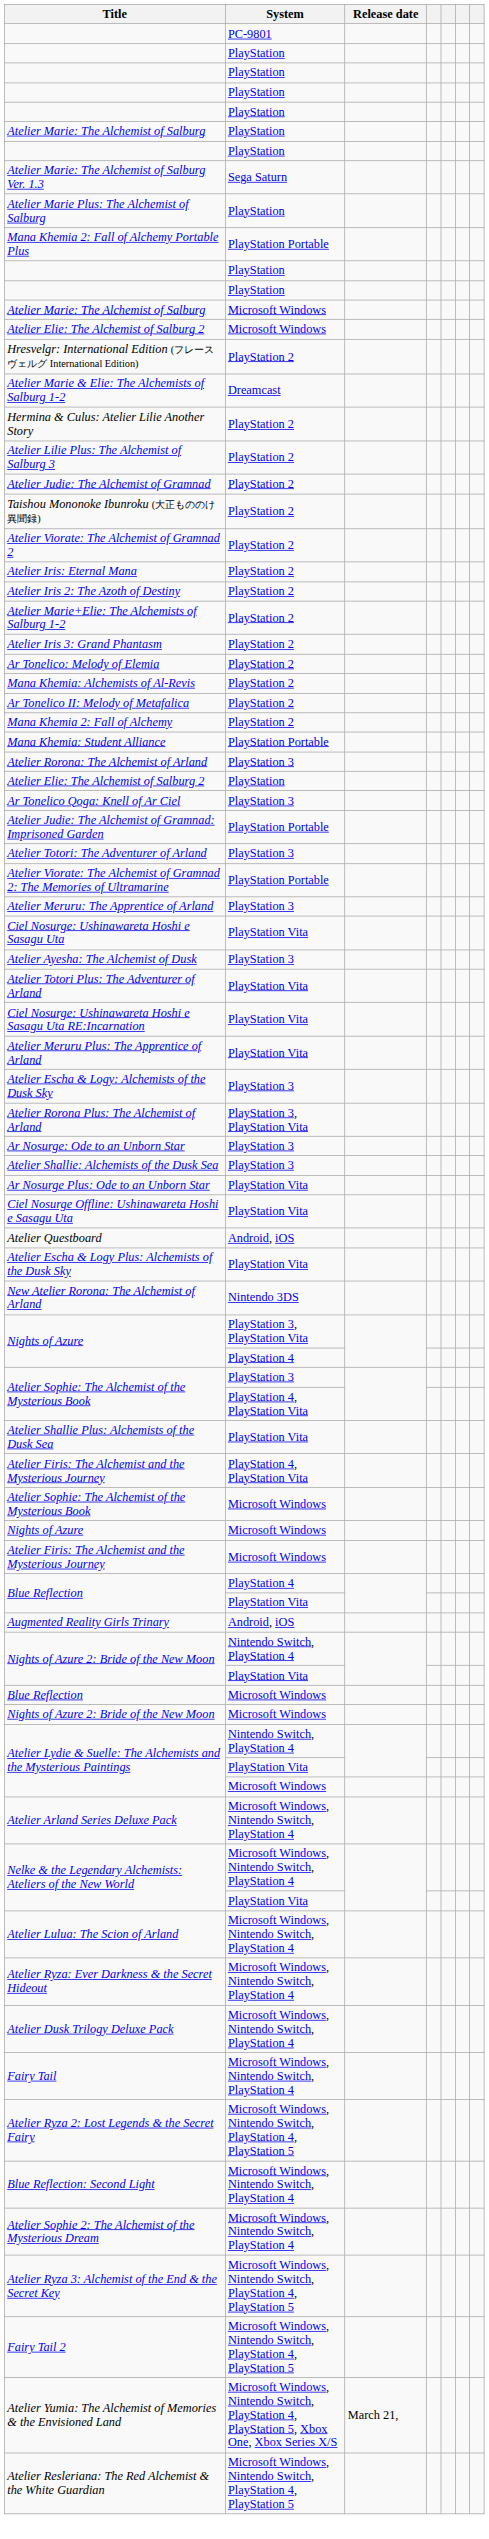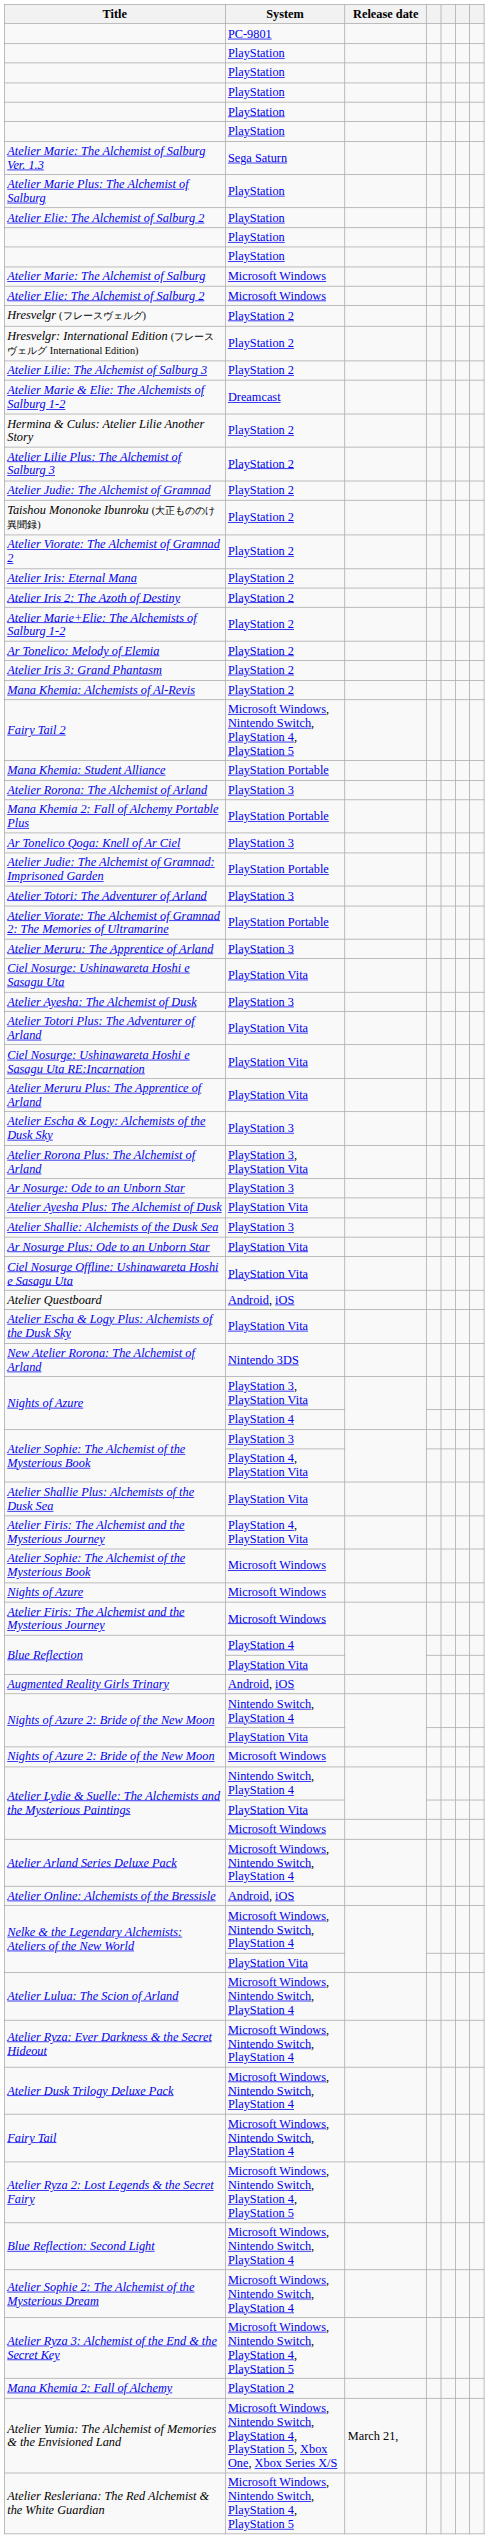- row: (106, 131)
rows swapped: (106, 781) <-> (113, 244)
+ row: (77, 315)
+ row: (107, 370)
rows swapped: (83, 663) <-> (85, 644)
- row: (98, 703)
rows swapped: (90, 722) <-> (36, 2347)
+ row: (114, 1207)
- row: (45, 1694)
+ row: (111, 1896)
